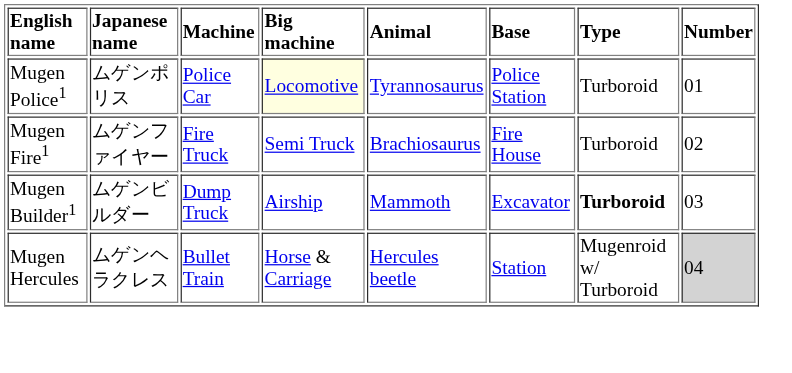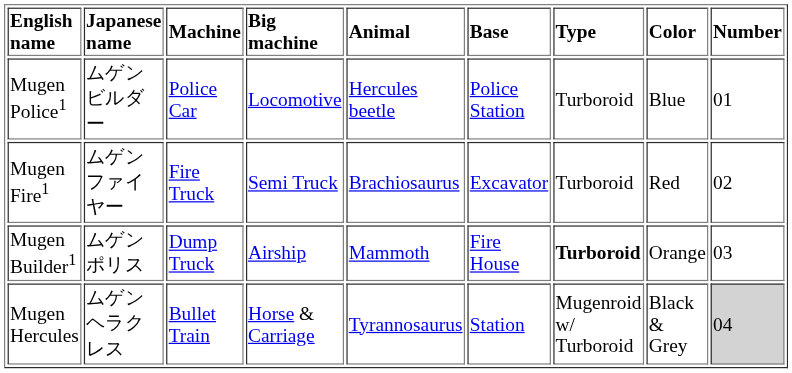+ column: (672, 31)
(131, 85) ムゲンポリス -> (115, 98) ムゲンビルダー
(311, 86) lightyellow background -> (295, 98) no background
(427, 86) Tyrannosaurus -> (383, 98) Hercules beetle
(516, 144) Fire House -> (509, 182) Excavator
(131, 201) ムゲンビルダー -> (115, 252) ムゲンポリス
(531, 202) Excavator -> (494, 253) Fire House
(404, 267) Hercules beetle -> (406, 323) Tyrannosaurus
